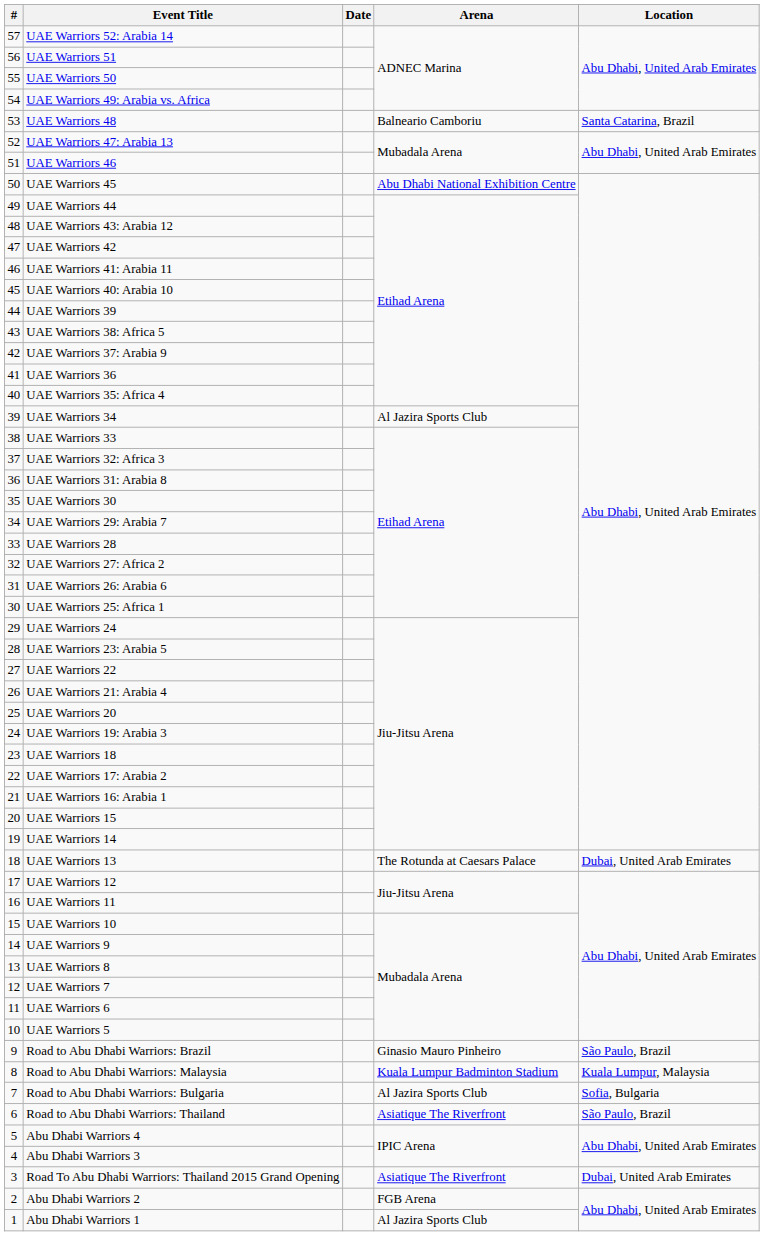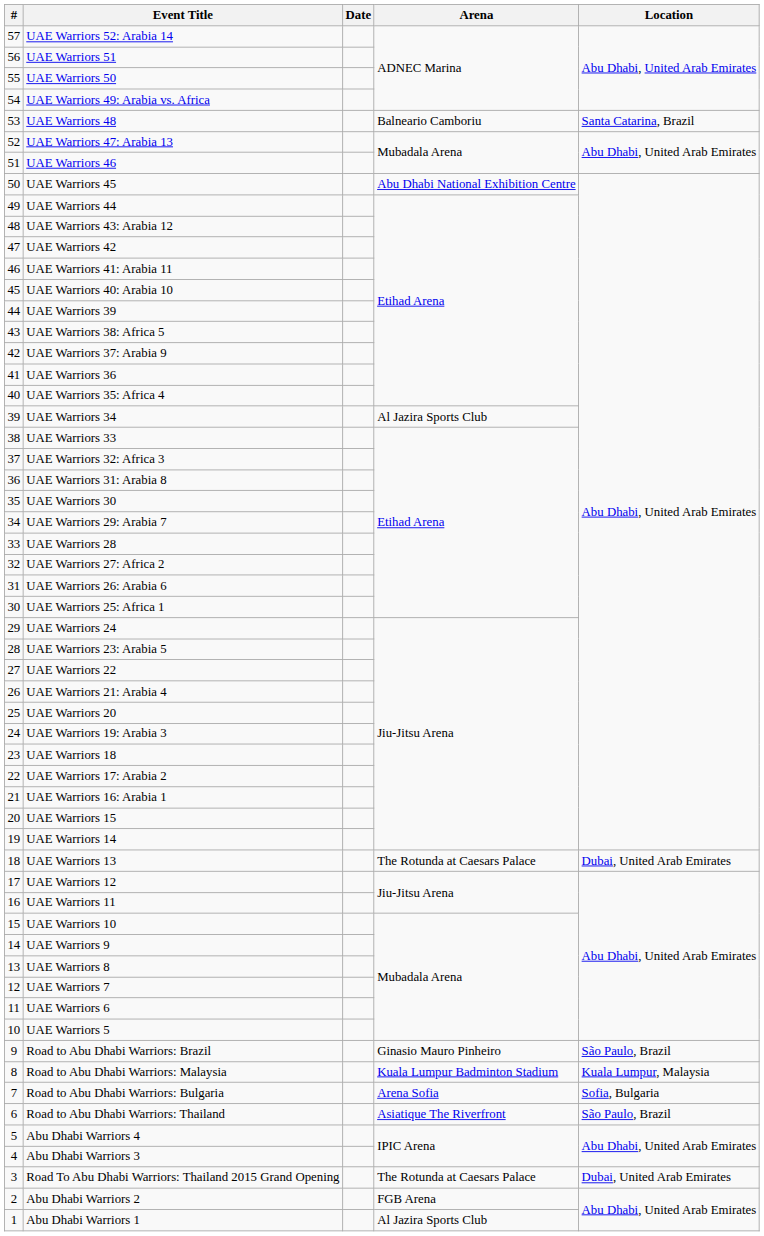(432, 1093) Al Jazira Sports Club -> (408, 1093) Arena Sofia
(441, 1178) Asiatique The Riverfront -> (456, 1178) The Rotunda at Caesars Palace
